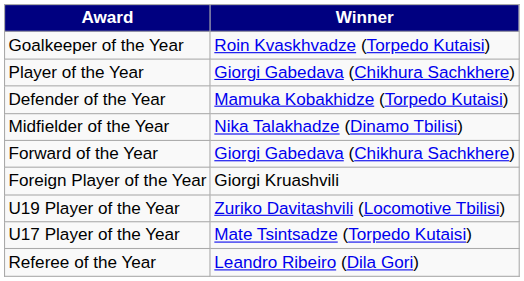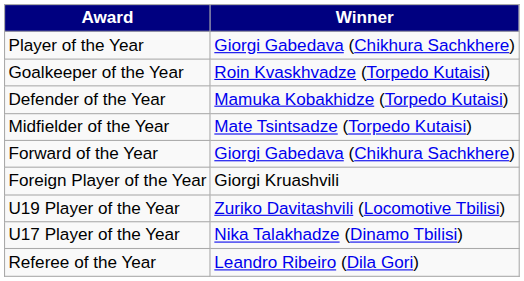rows swapped: (76, 72) <-> (96, 45)
(339, 126) Nika Talakhadze (Dinamo Tbilisi) -> (343, 126) Mate Tsintsadze (Torpedo Kutaisi)
(343, 235) Mate Tsintsadze (Torpedo Kutaisi) -> (339, 235) Nika Talakhadze (Dinamo Tbilisi)
